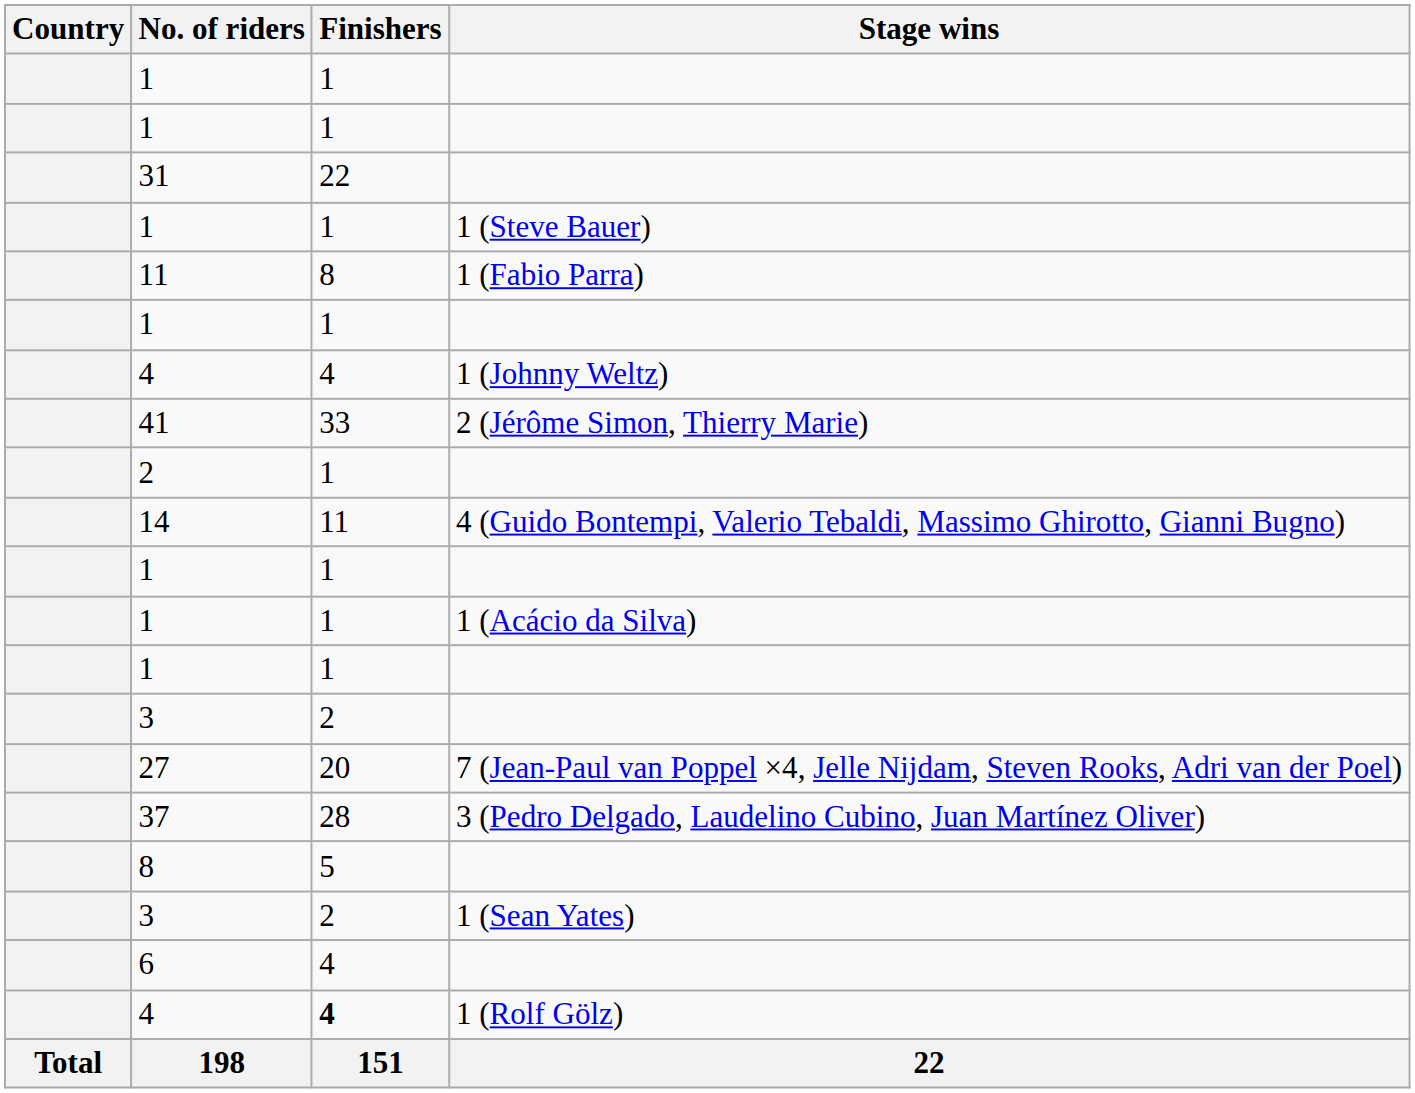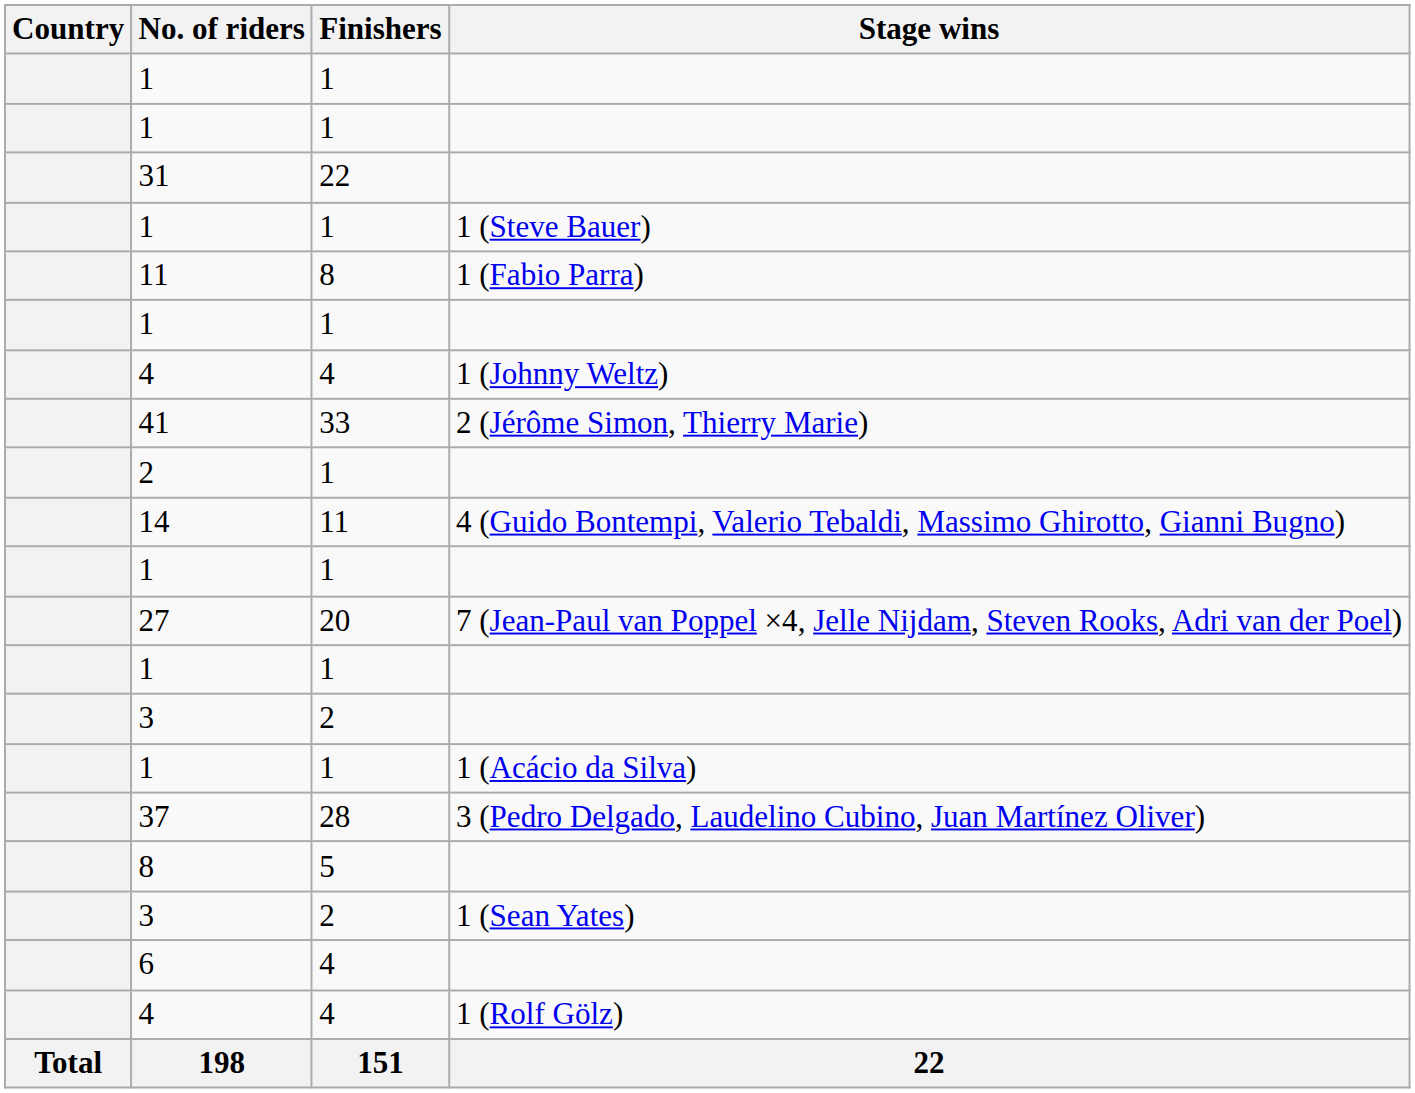rows swapped: (154, 767) <-> (146, 619)
(327, 1013) bold -> (327, 1013) normal
